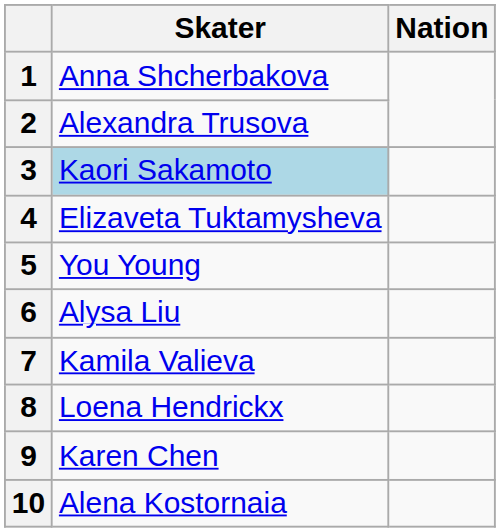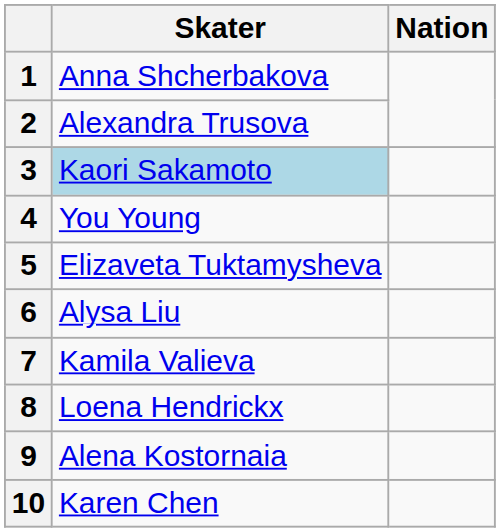(220, 218) Elizaveta Tuktamysheva -> (130, 218) You Young
(130, 265) You Young -> (220, 265) Elizaveta Tuktamysheva
(139, 455) Karen Chen -> (173, 455) Alena Kostornaia
(173, 502) Alena Kostornaia -> (139, 502) Karen Chen
